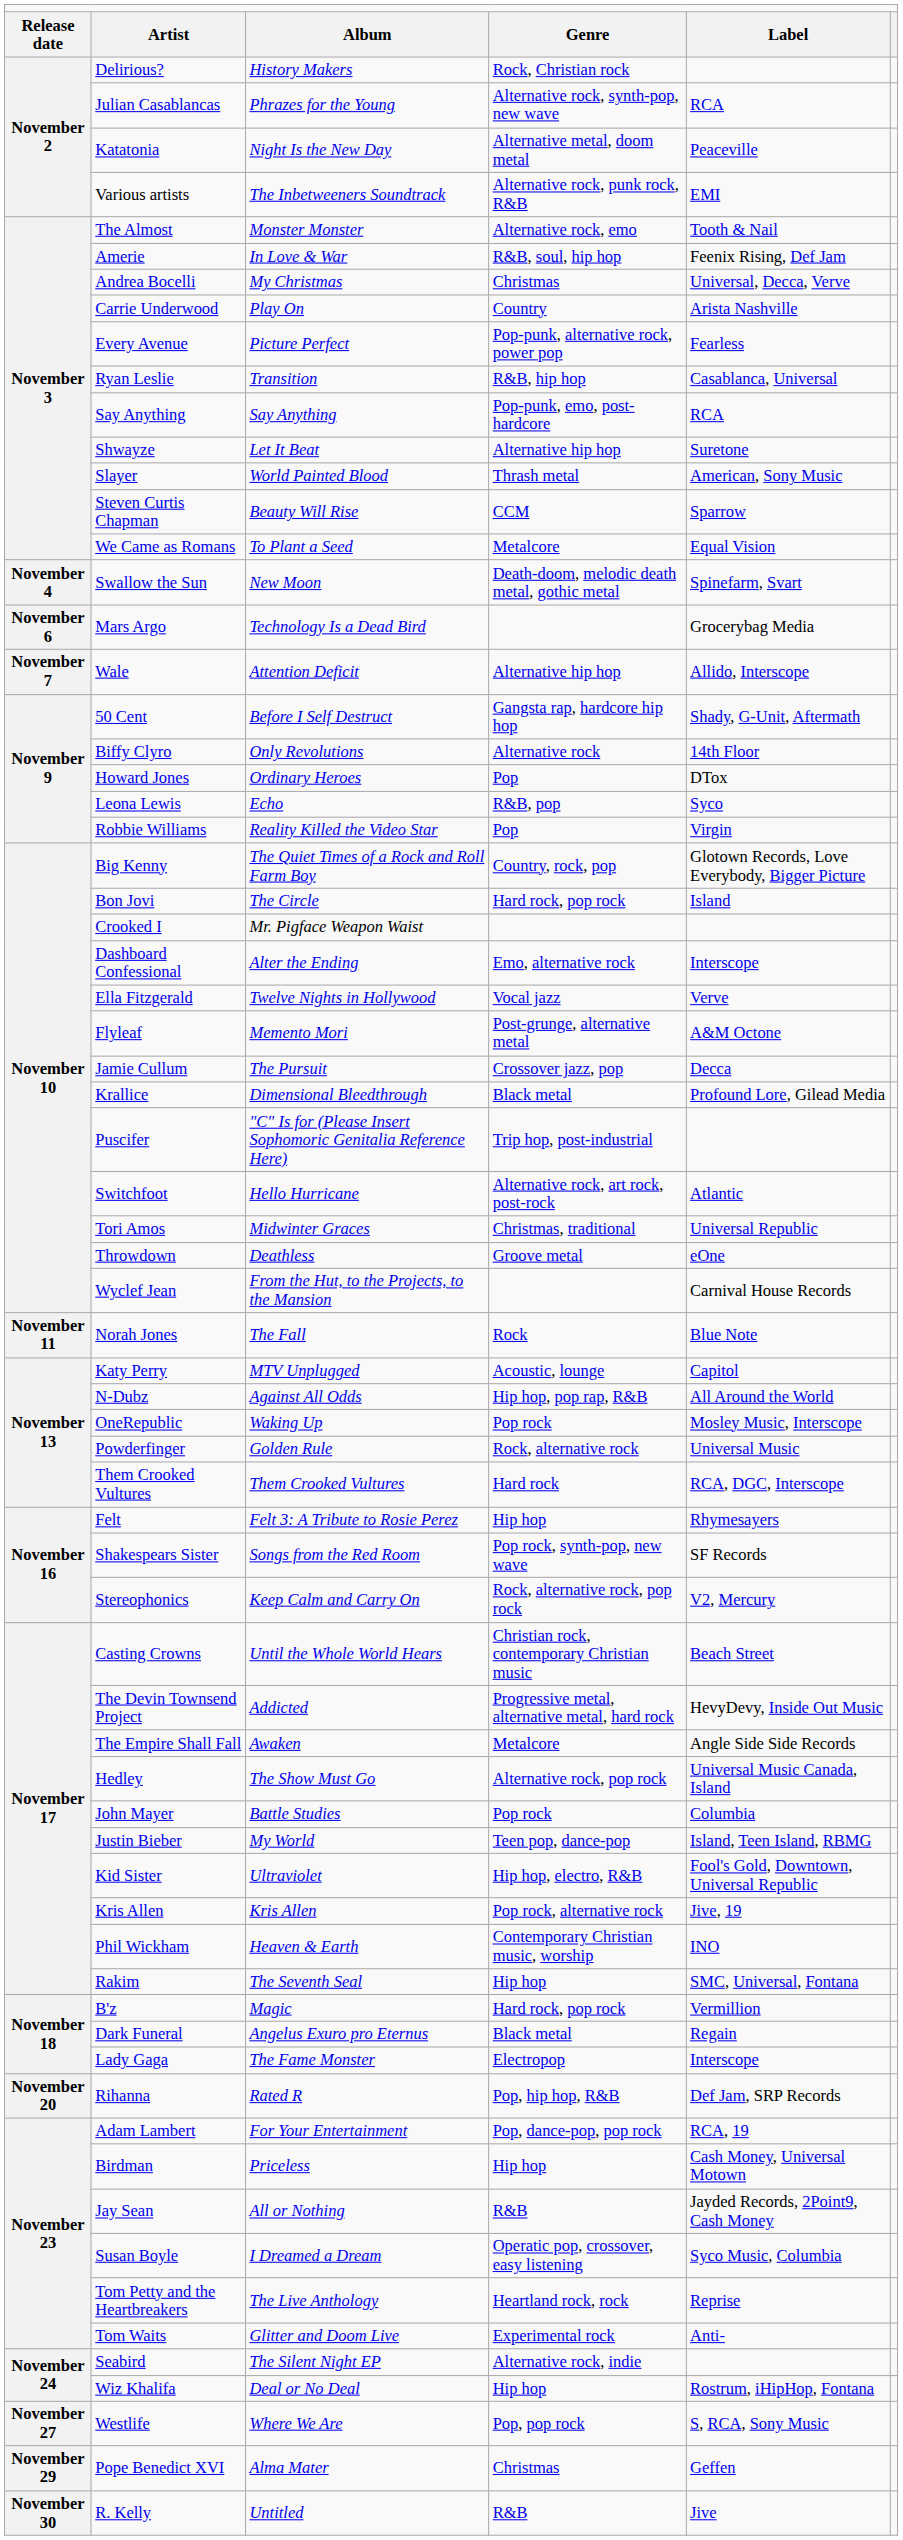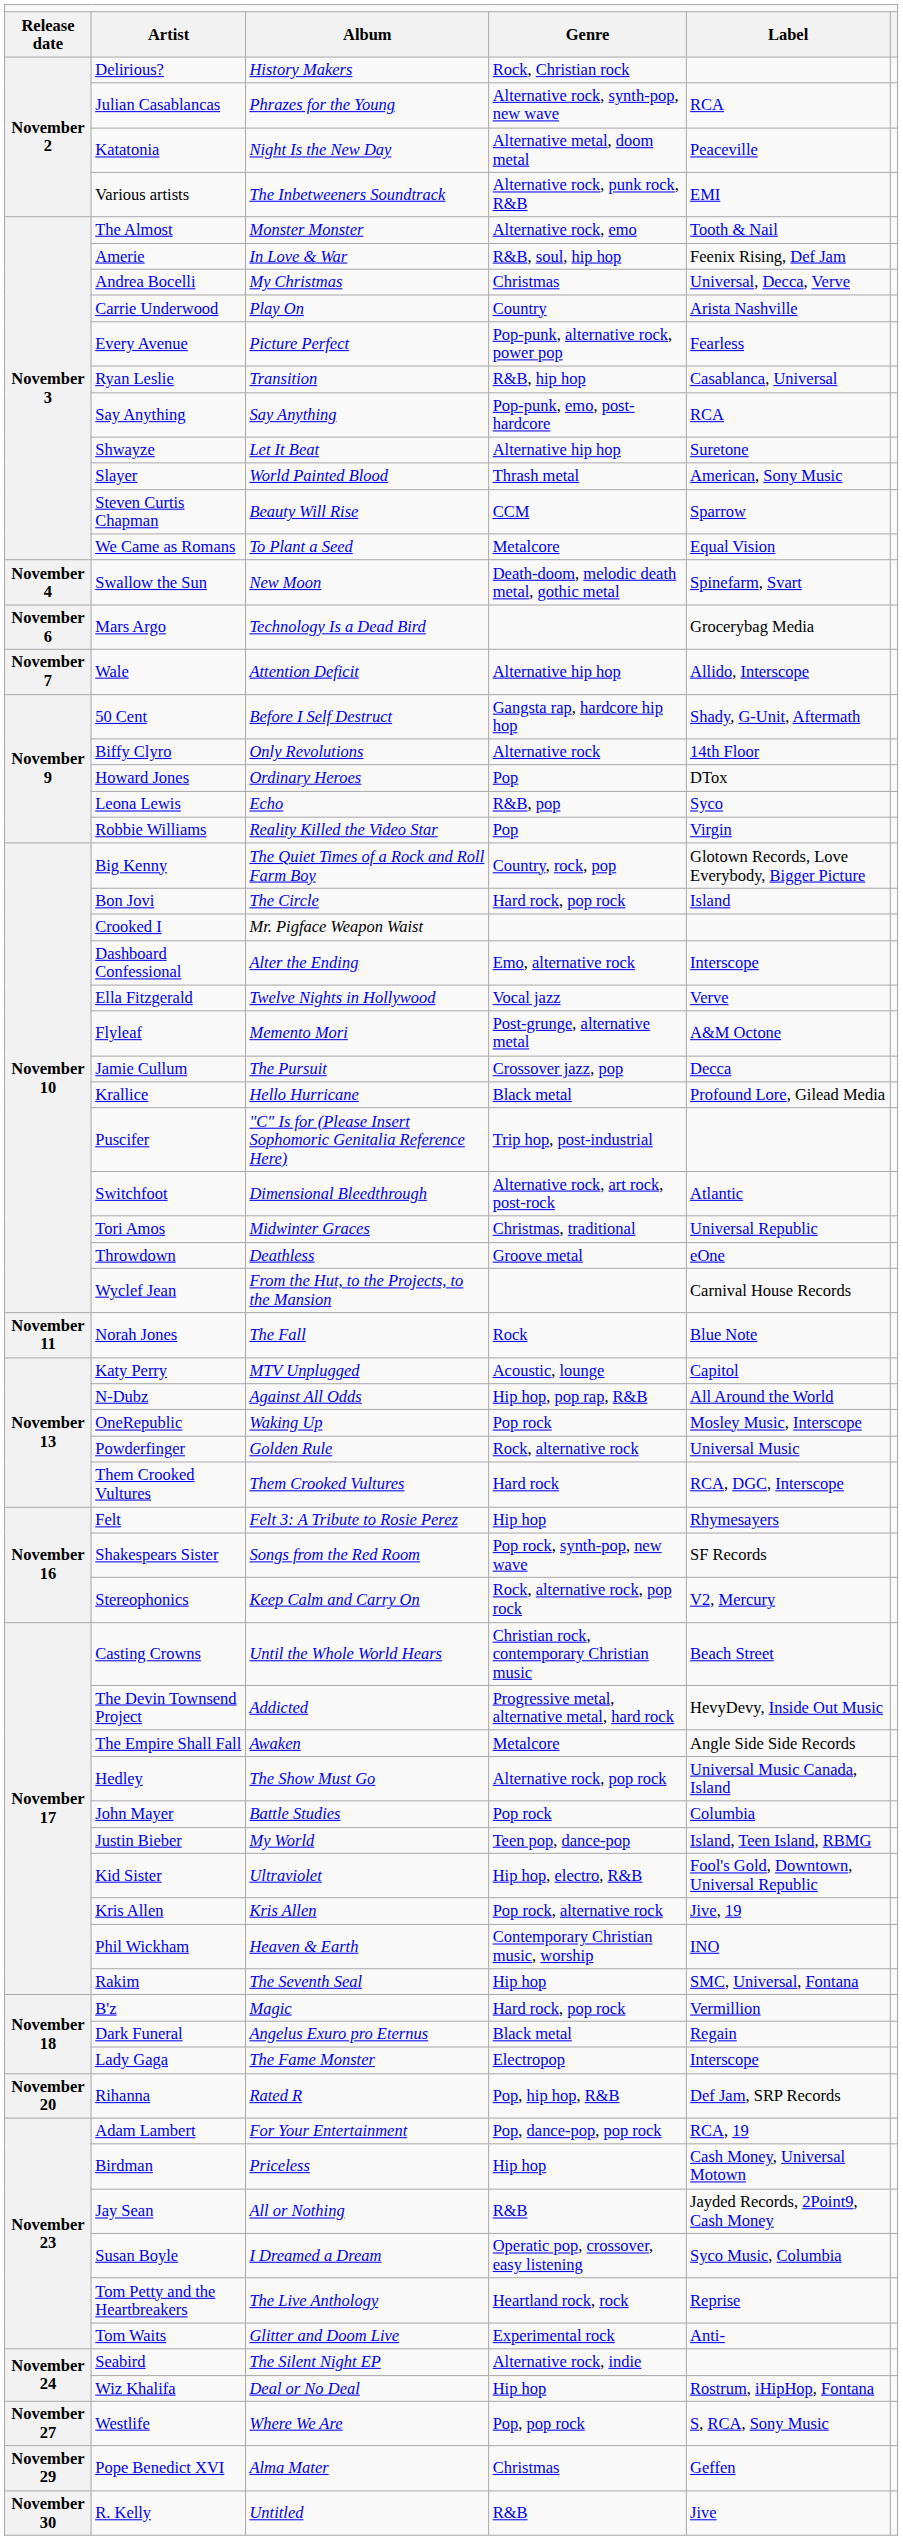(338, 1094) Dimensional Bleedthrough -> (304, 1094) Hello Hurricane
(304, 1193) Hello Hurricane -> (338, 1193) Dimensional Bleedthrough
